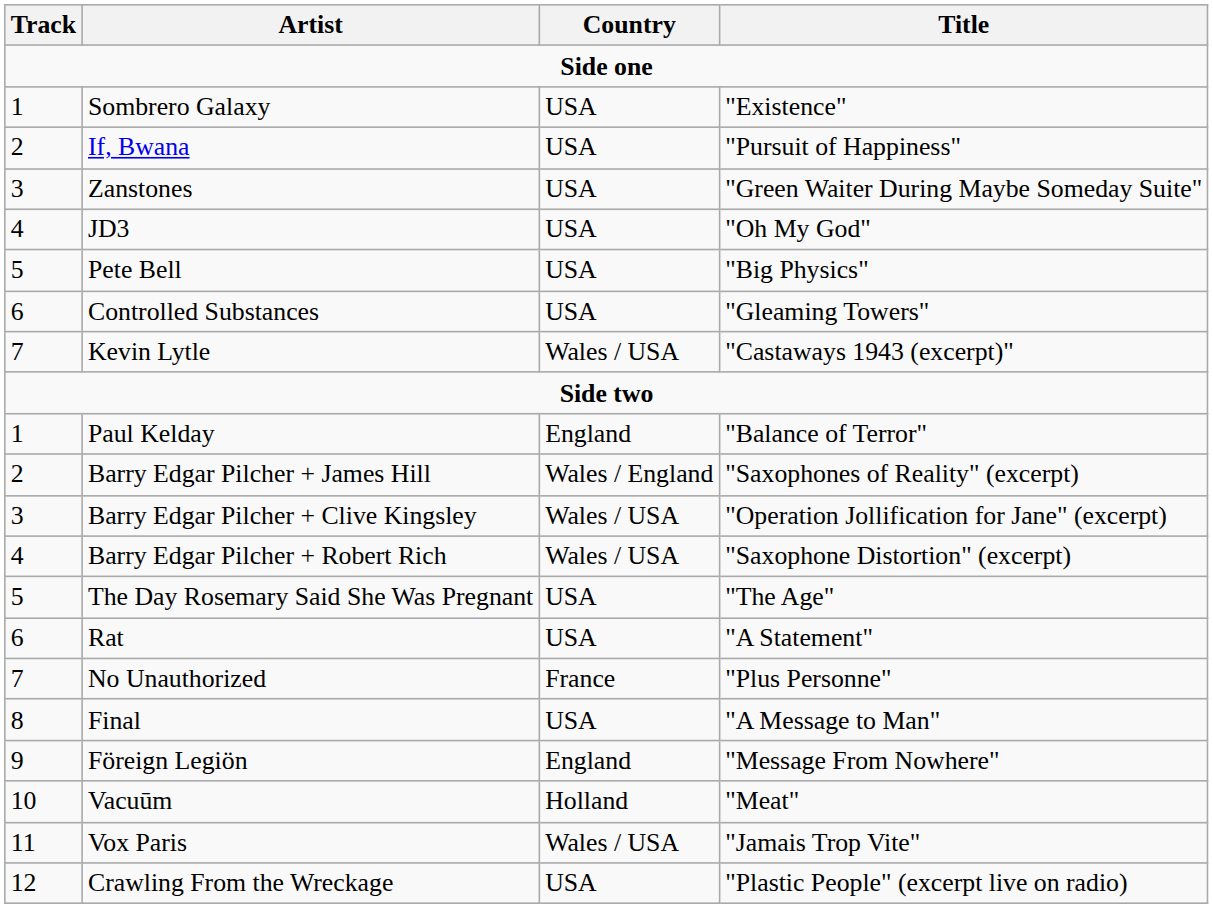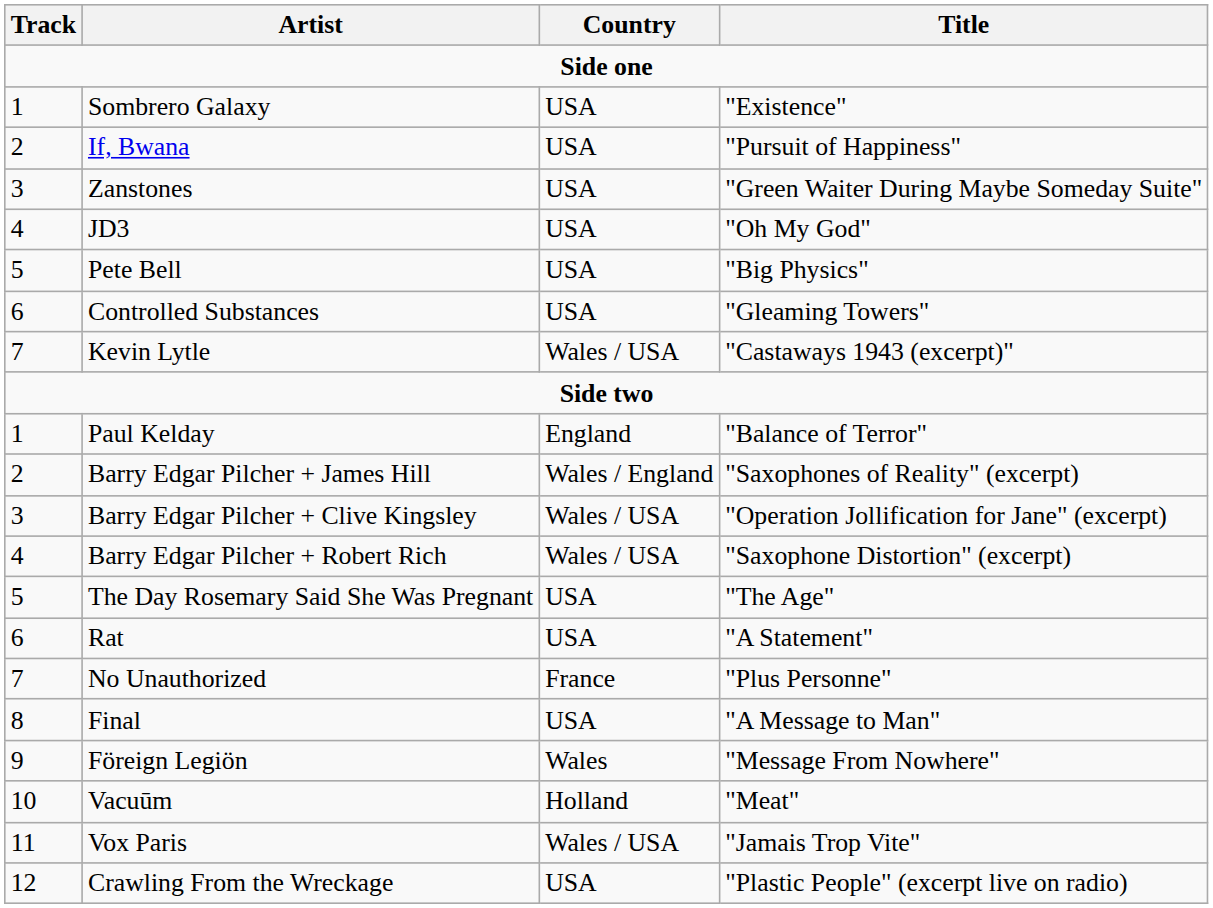(588, 760) England -> (576, 760) Wales
